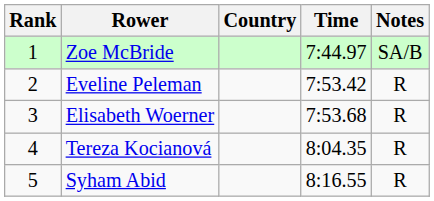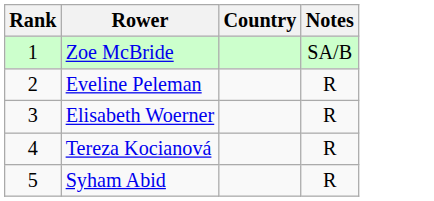- column: (336, 20)
